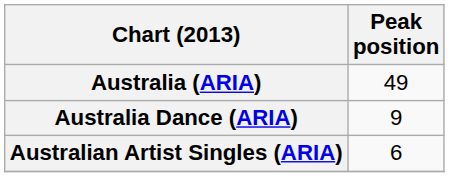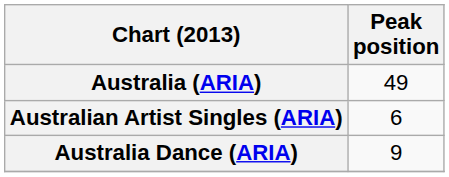rows swapped: (176, 152) <-> (176, 117)
